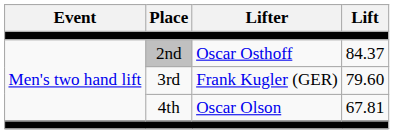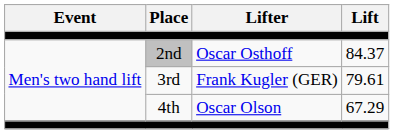(365, 80) 79.60 -> (365, 80) 79.61
(365, 107) 67.81 -> (365, 107) 67.29
